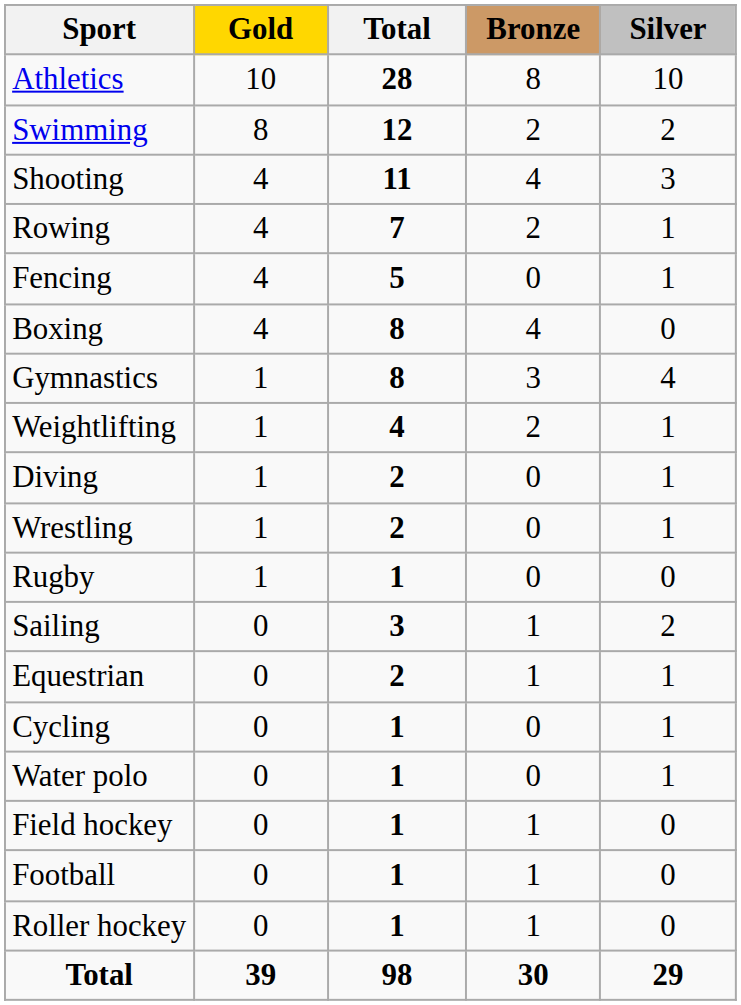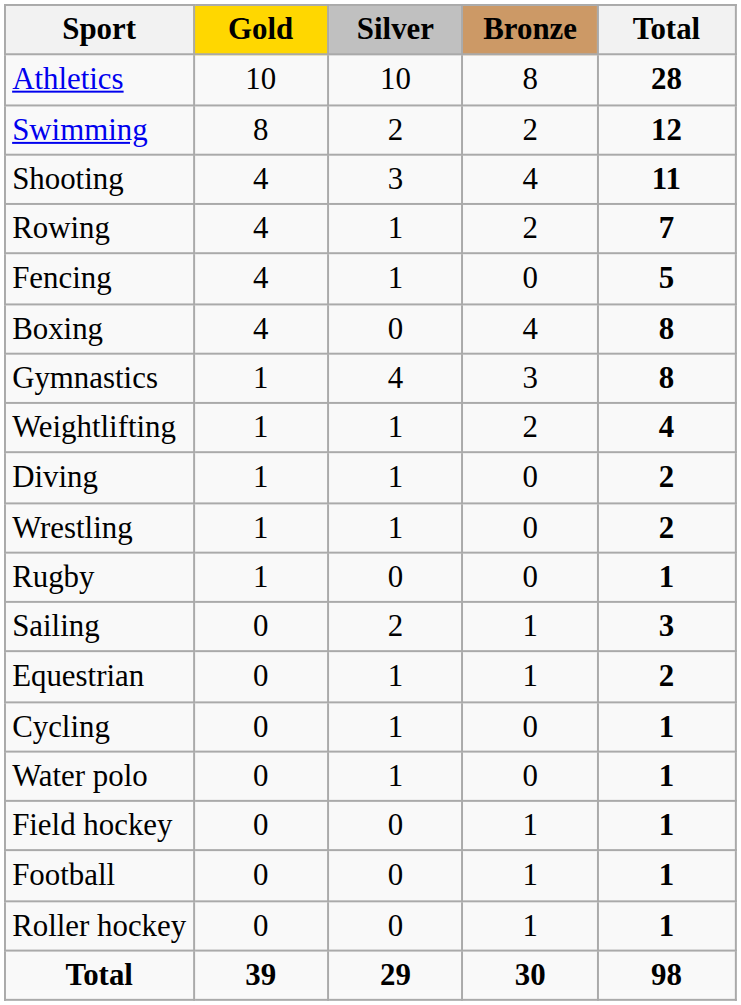columns swapped: (668, 29) <-> (397, 29)
